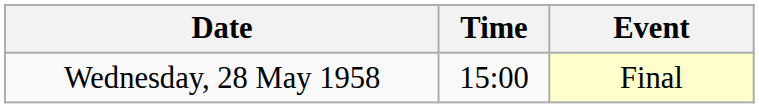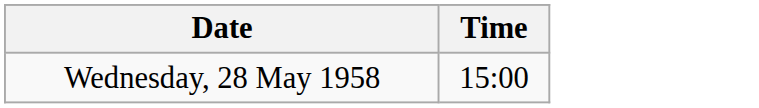- column: (651, 28)
